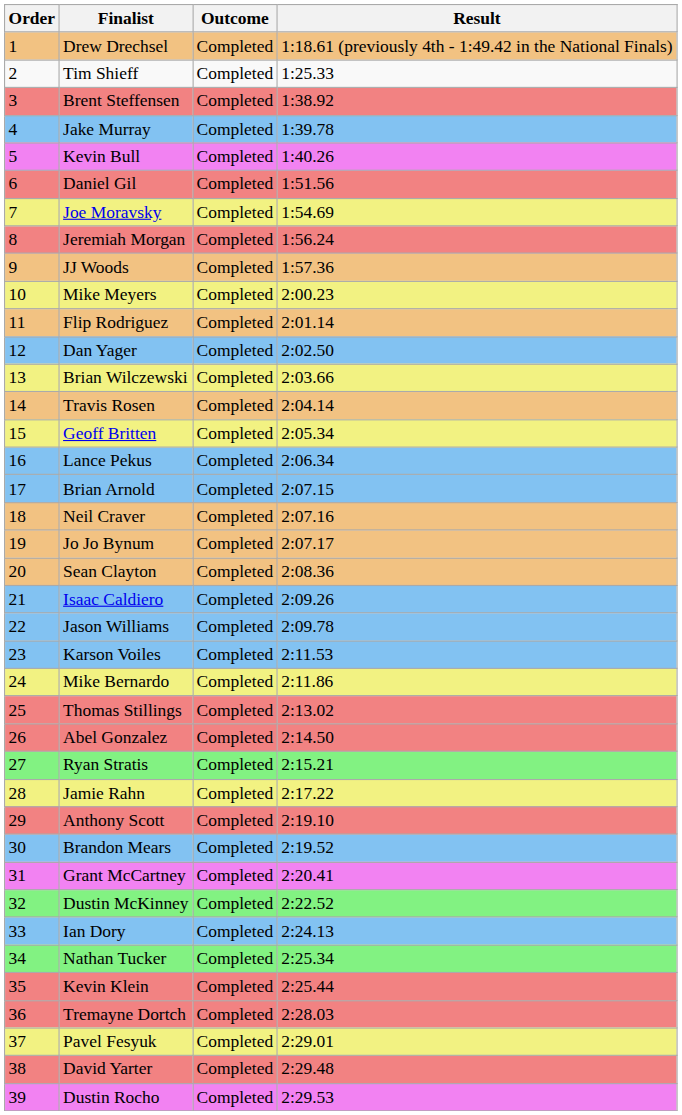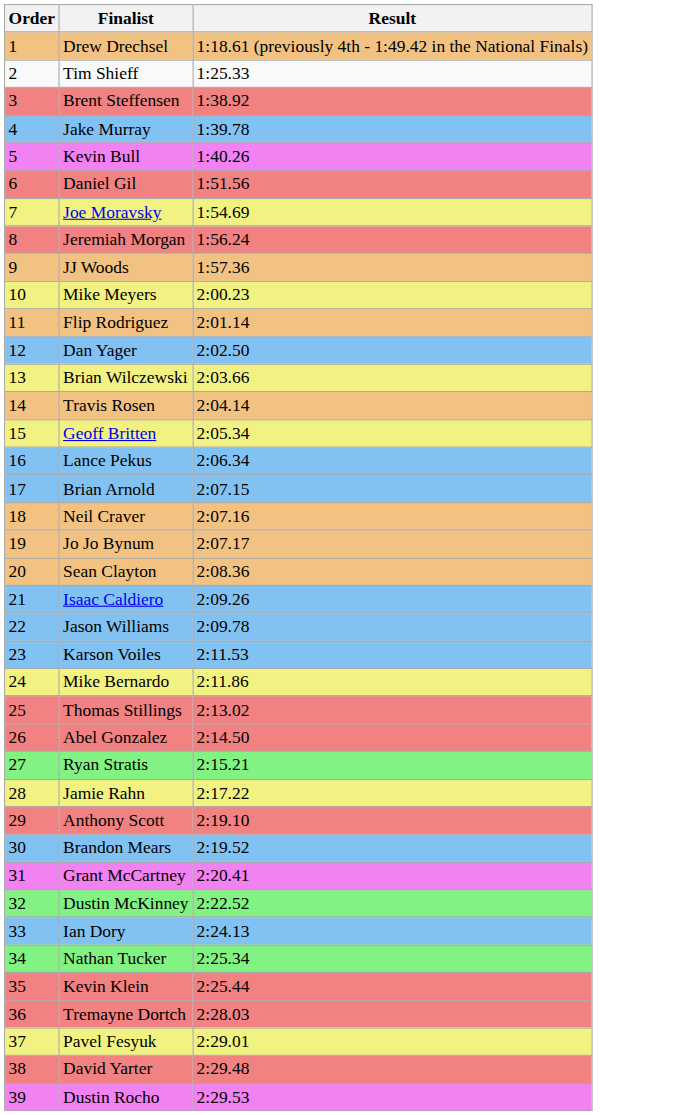- column: (235, 18)
